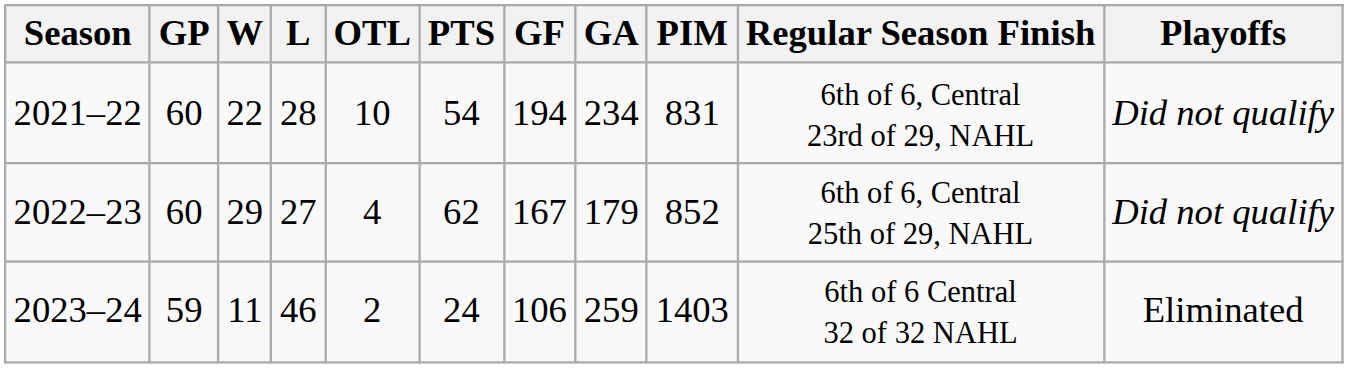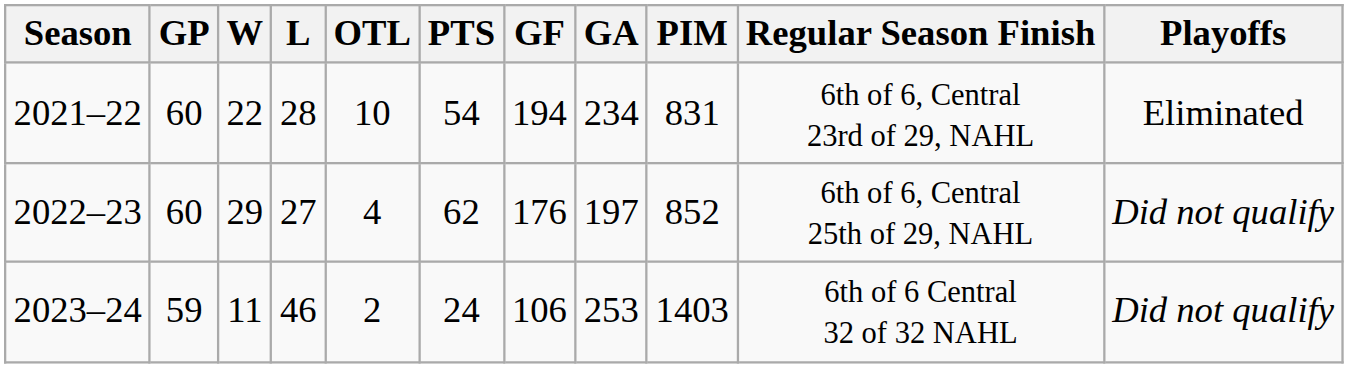(1223, 112) Did not qualify -> (1223, 112) Eliminated
(539, 211) 167 -> (539, 211) 176
(611, 211) 179 -> (611, 211) 197
(611, 310) 259 -> (611, 310) 253
(1223, 310) Eliminated -> (1223, 310) Did not qualify
